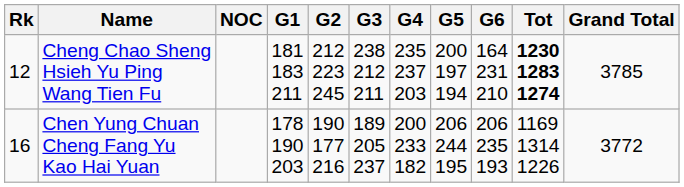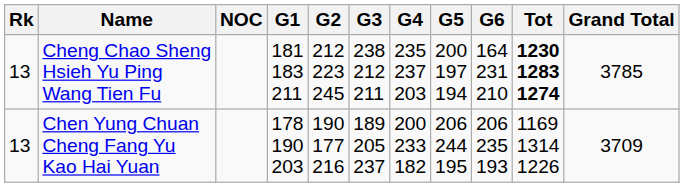(20, 71) 12 -> (20, 71) 13
(20, 145) 16 -> (20, 145) 13
(622, 145) 3772 -> (622, 145) 3709
